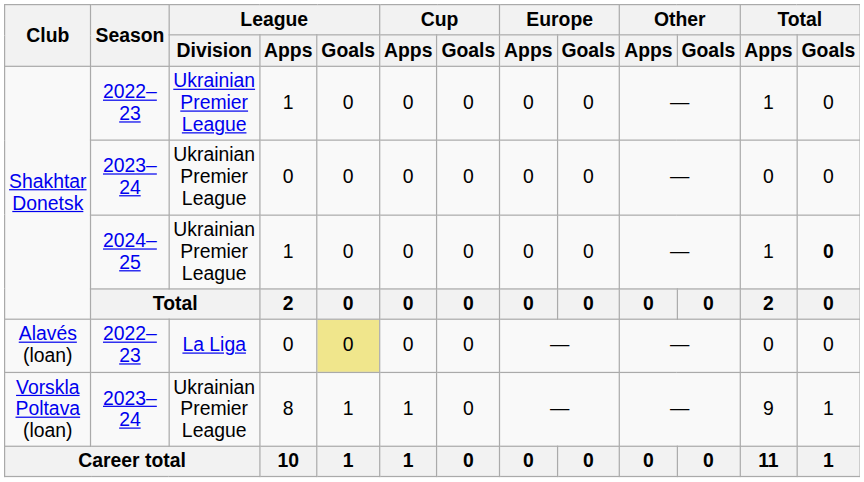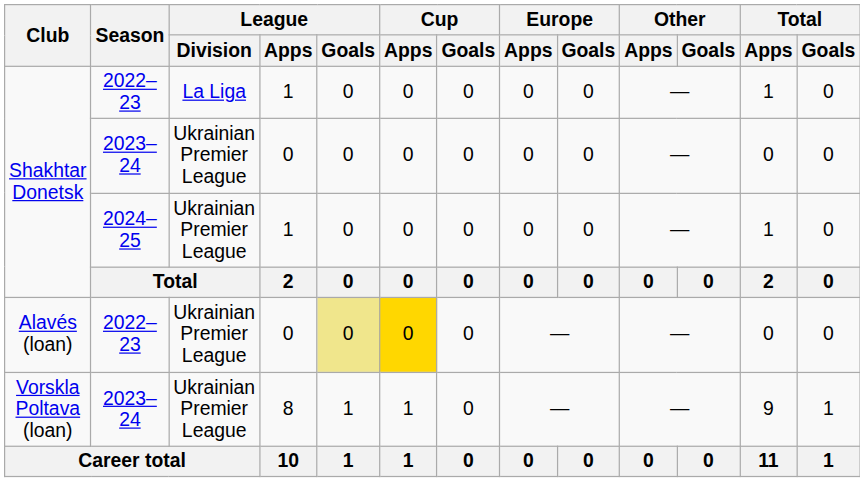(214, 103) Ukrainian Premier League -> (214, 92) La Liga
(828, 251) bold -> (828, 229) normal
(214, 345) La Liga -> (214, 334) Ukrainian Premier League
(408, 345) no background -> (408, 334) gold background
